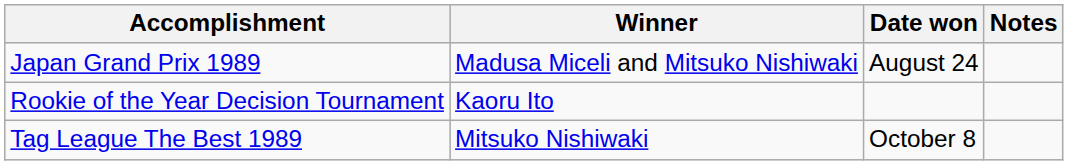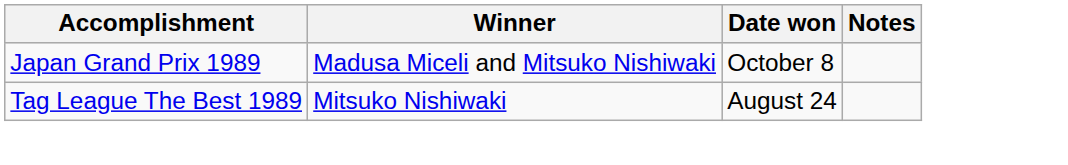(924, 62) August 24 -> (781, 62) October 8
- row: (227, 100)
(923, 139) October 8 -> (782, 100) August 24
